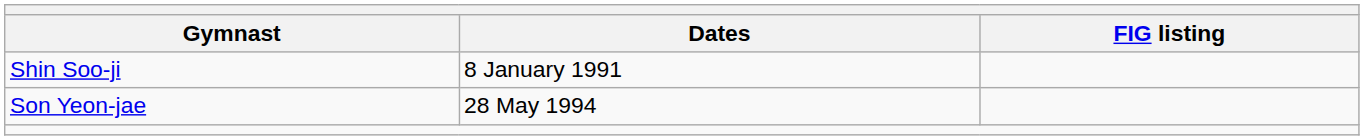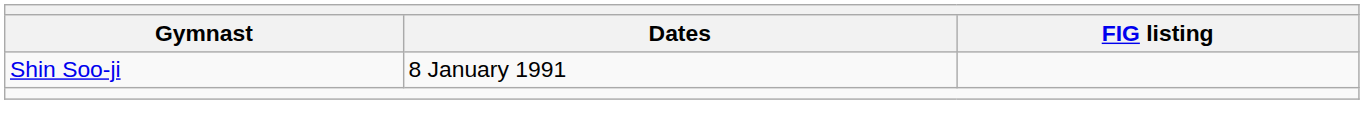- row: (78, 105)
